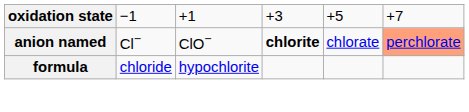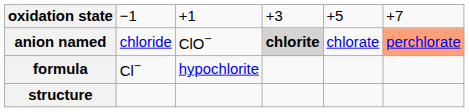(130, 41) Cl− -> (146, 41) chloride
(293, 41) no background -> (293, 41) lightgrey background
(146, 67) chloride -> (130, 69) Cl−
+ row: (60, 95)
